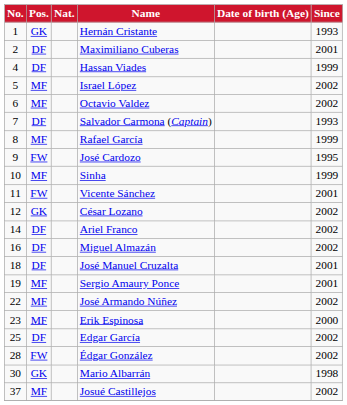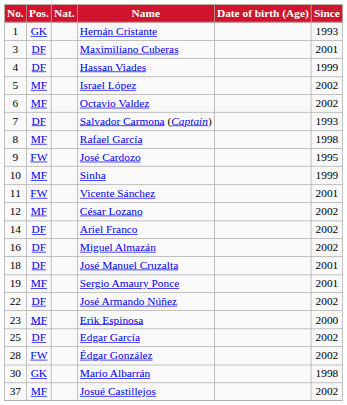(15, 49) 2 -> (15, 49) 3
(327, 139) 1999 -> (327, 139) 1998
(39, 211) GK -> (39, 211) MF
(39, 301) MF -> (39, 301) DF
